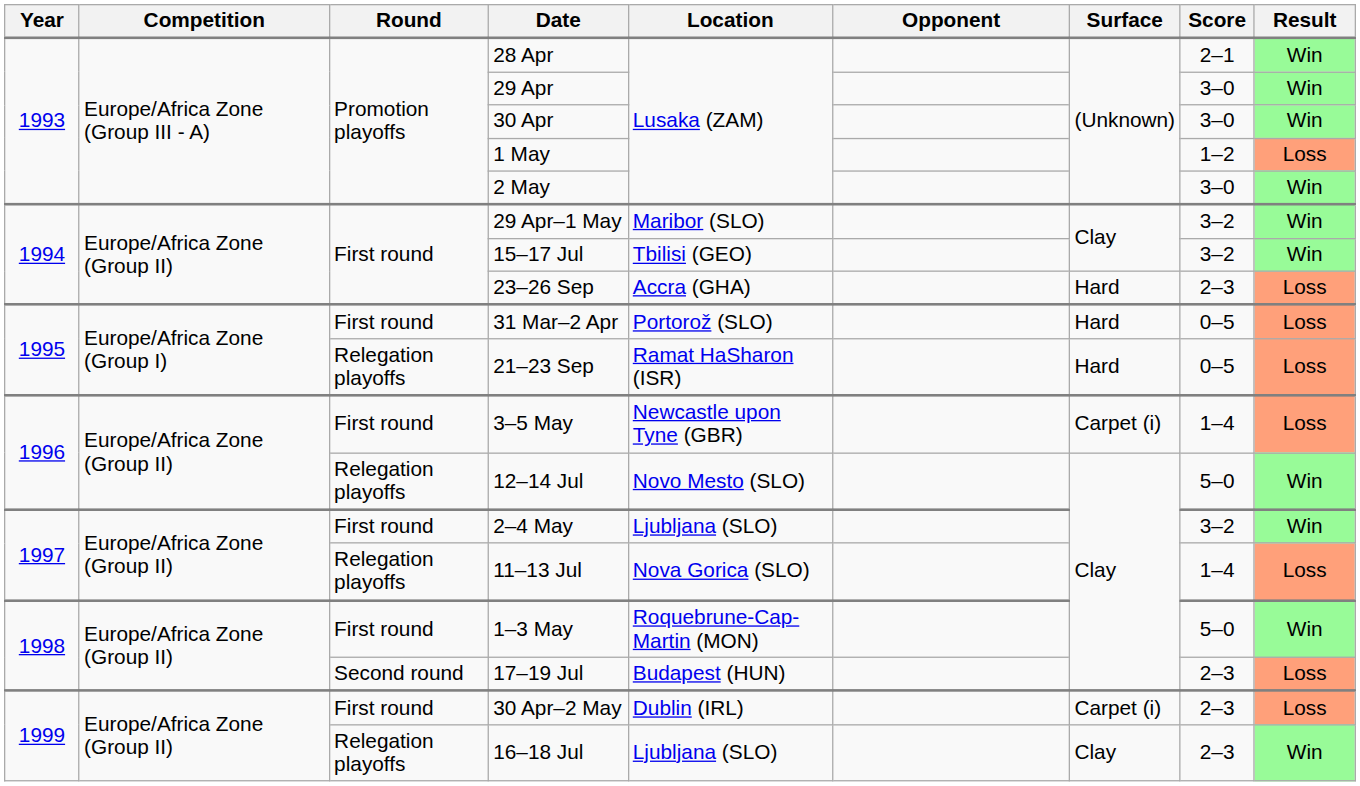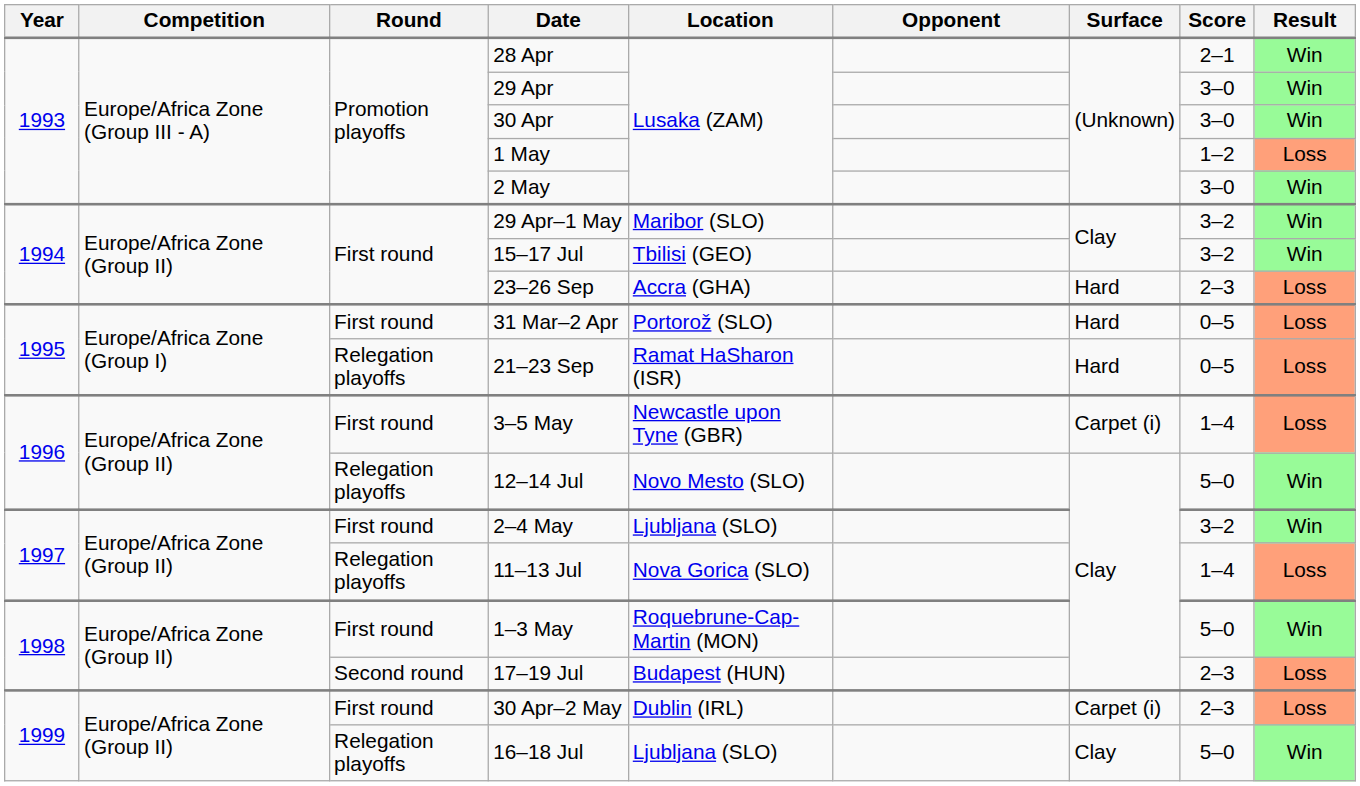(1217, 752) 2–3 -> (1217, 752) 5–0
